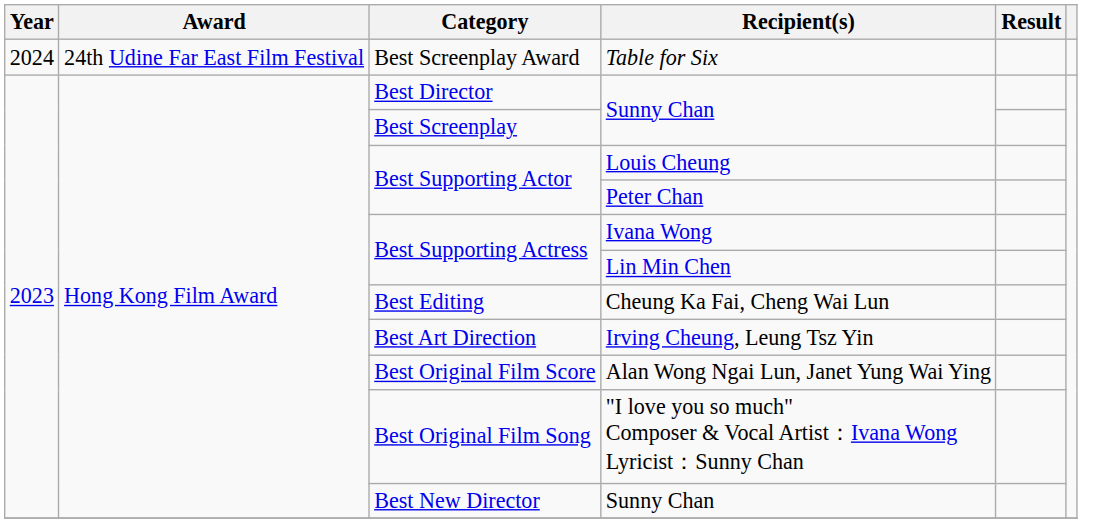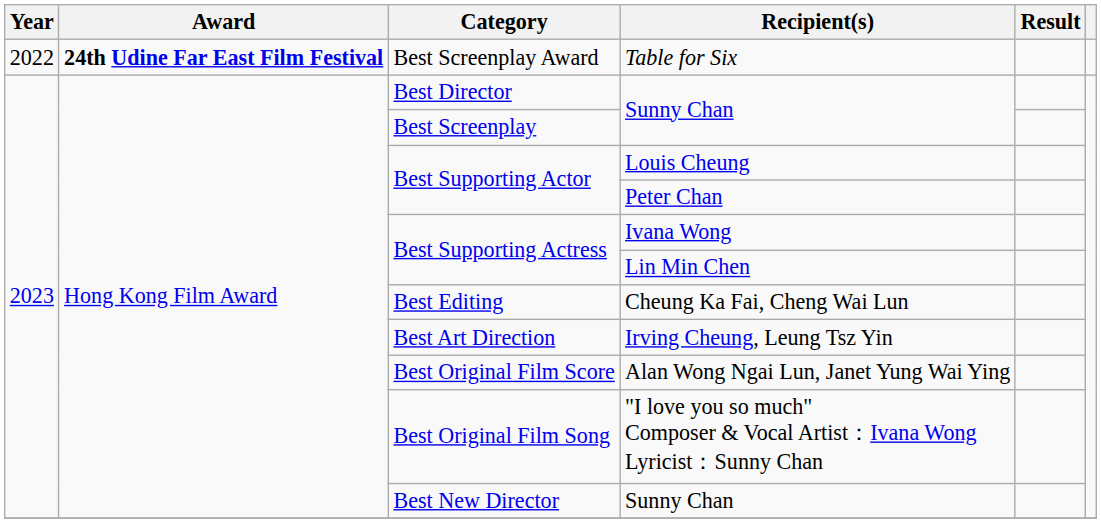(32, 57) 2024 -> (32, 57) 2022
(214, 57) normal -> (224, 57) bold
